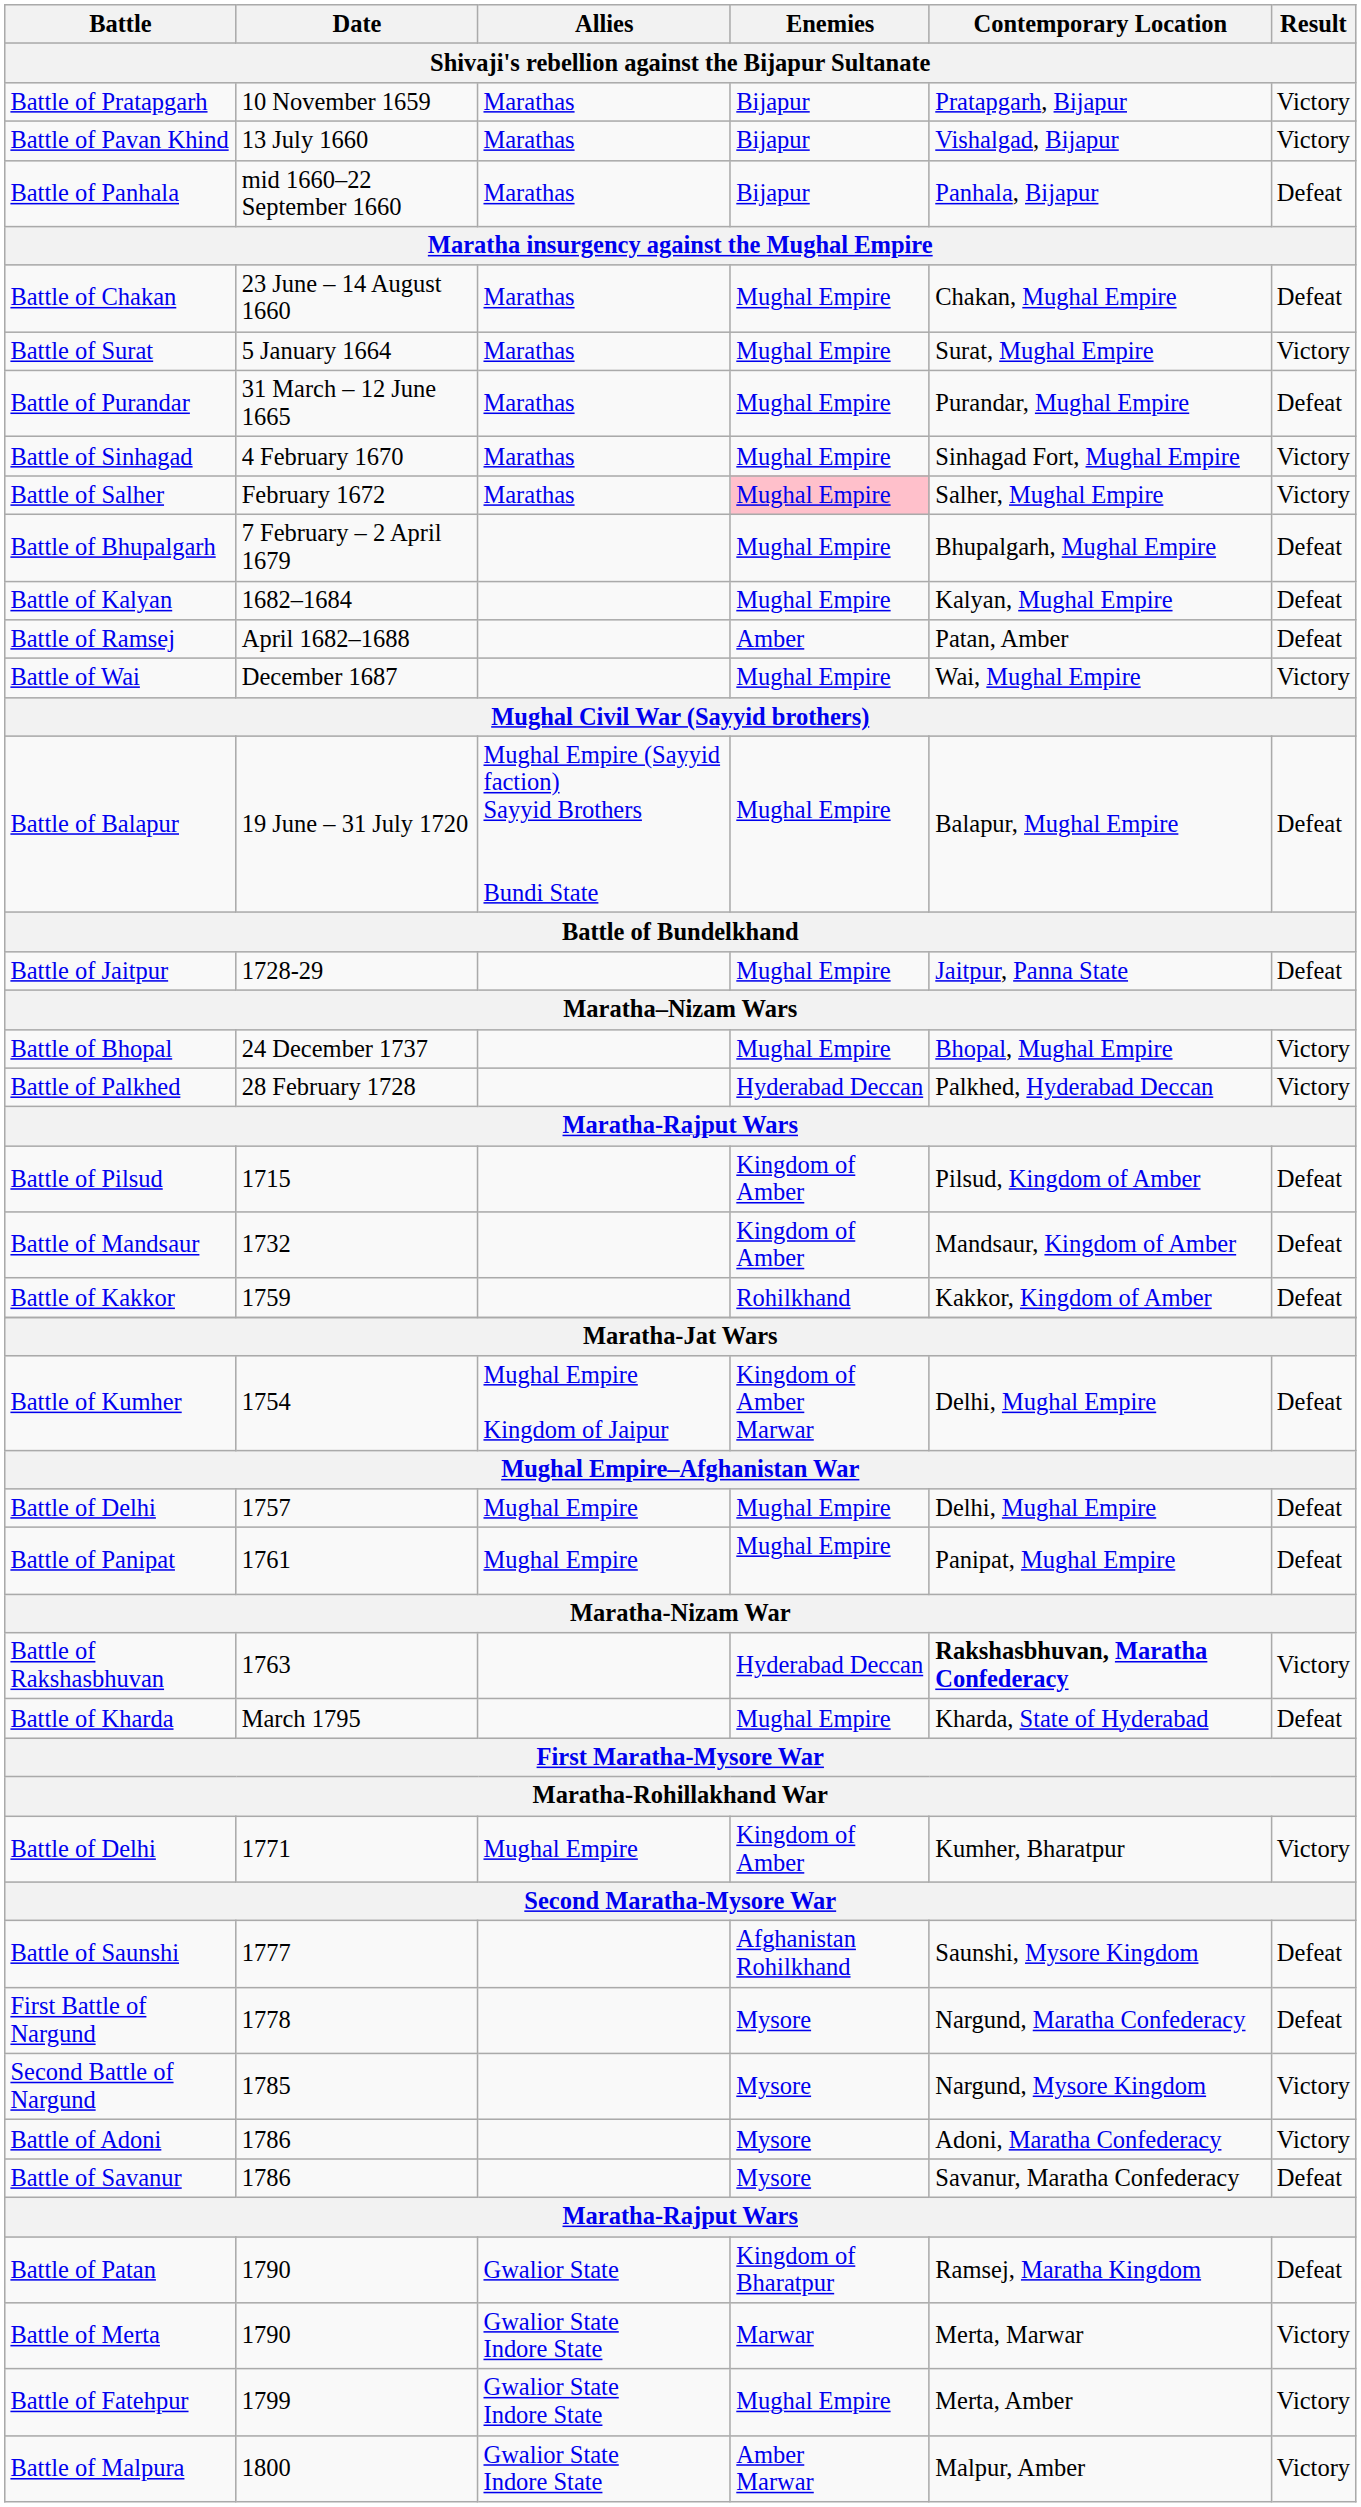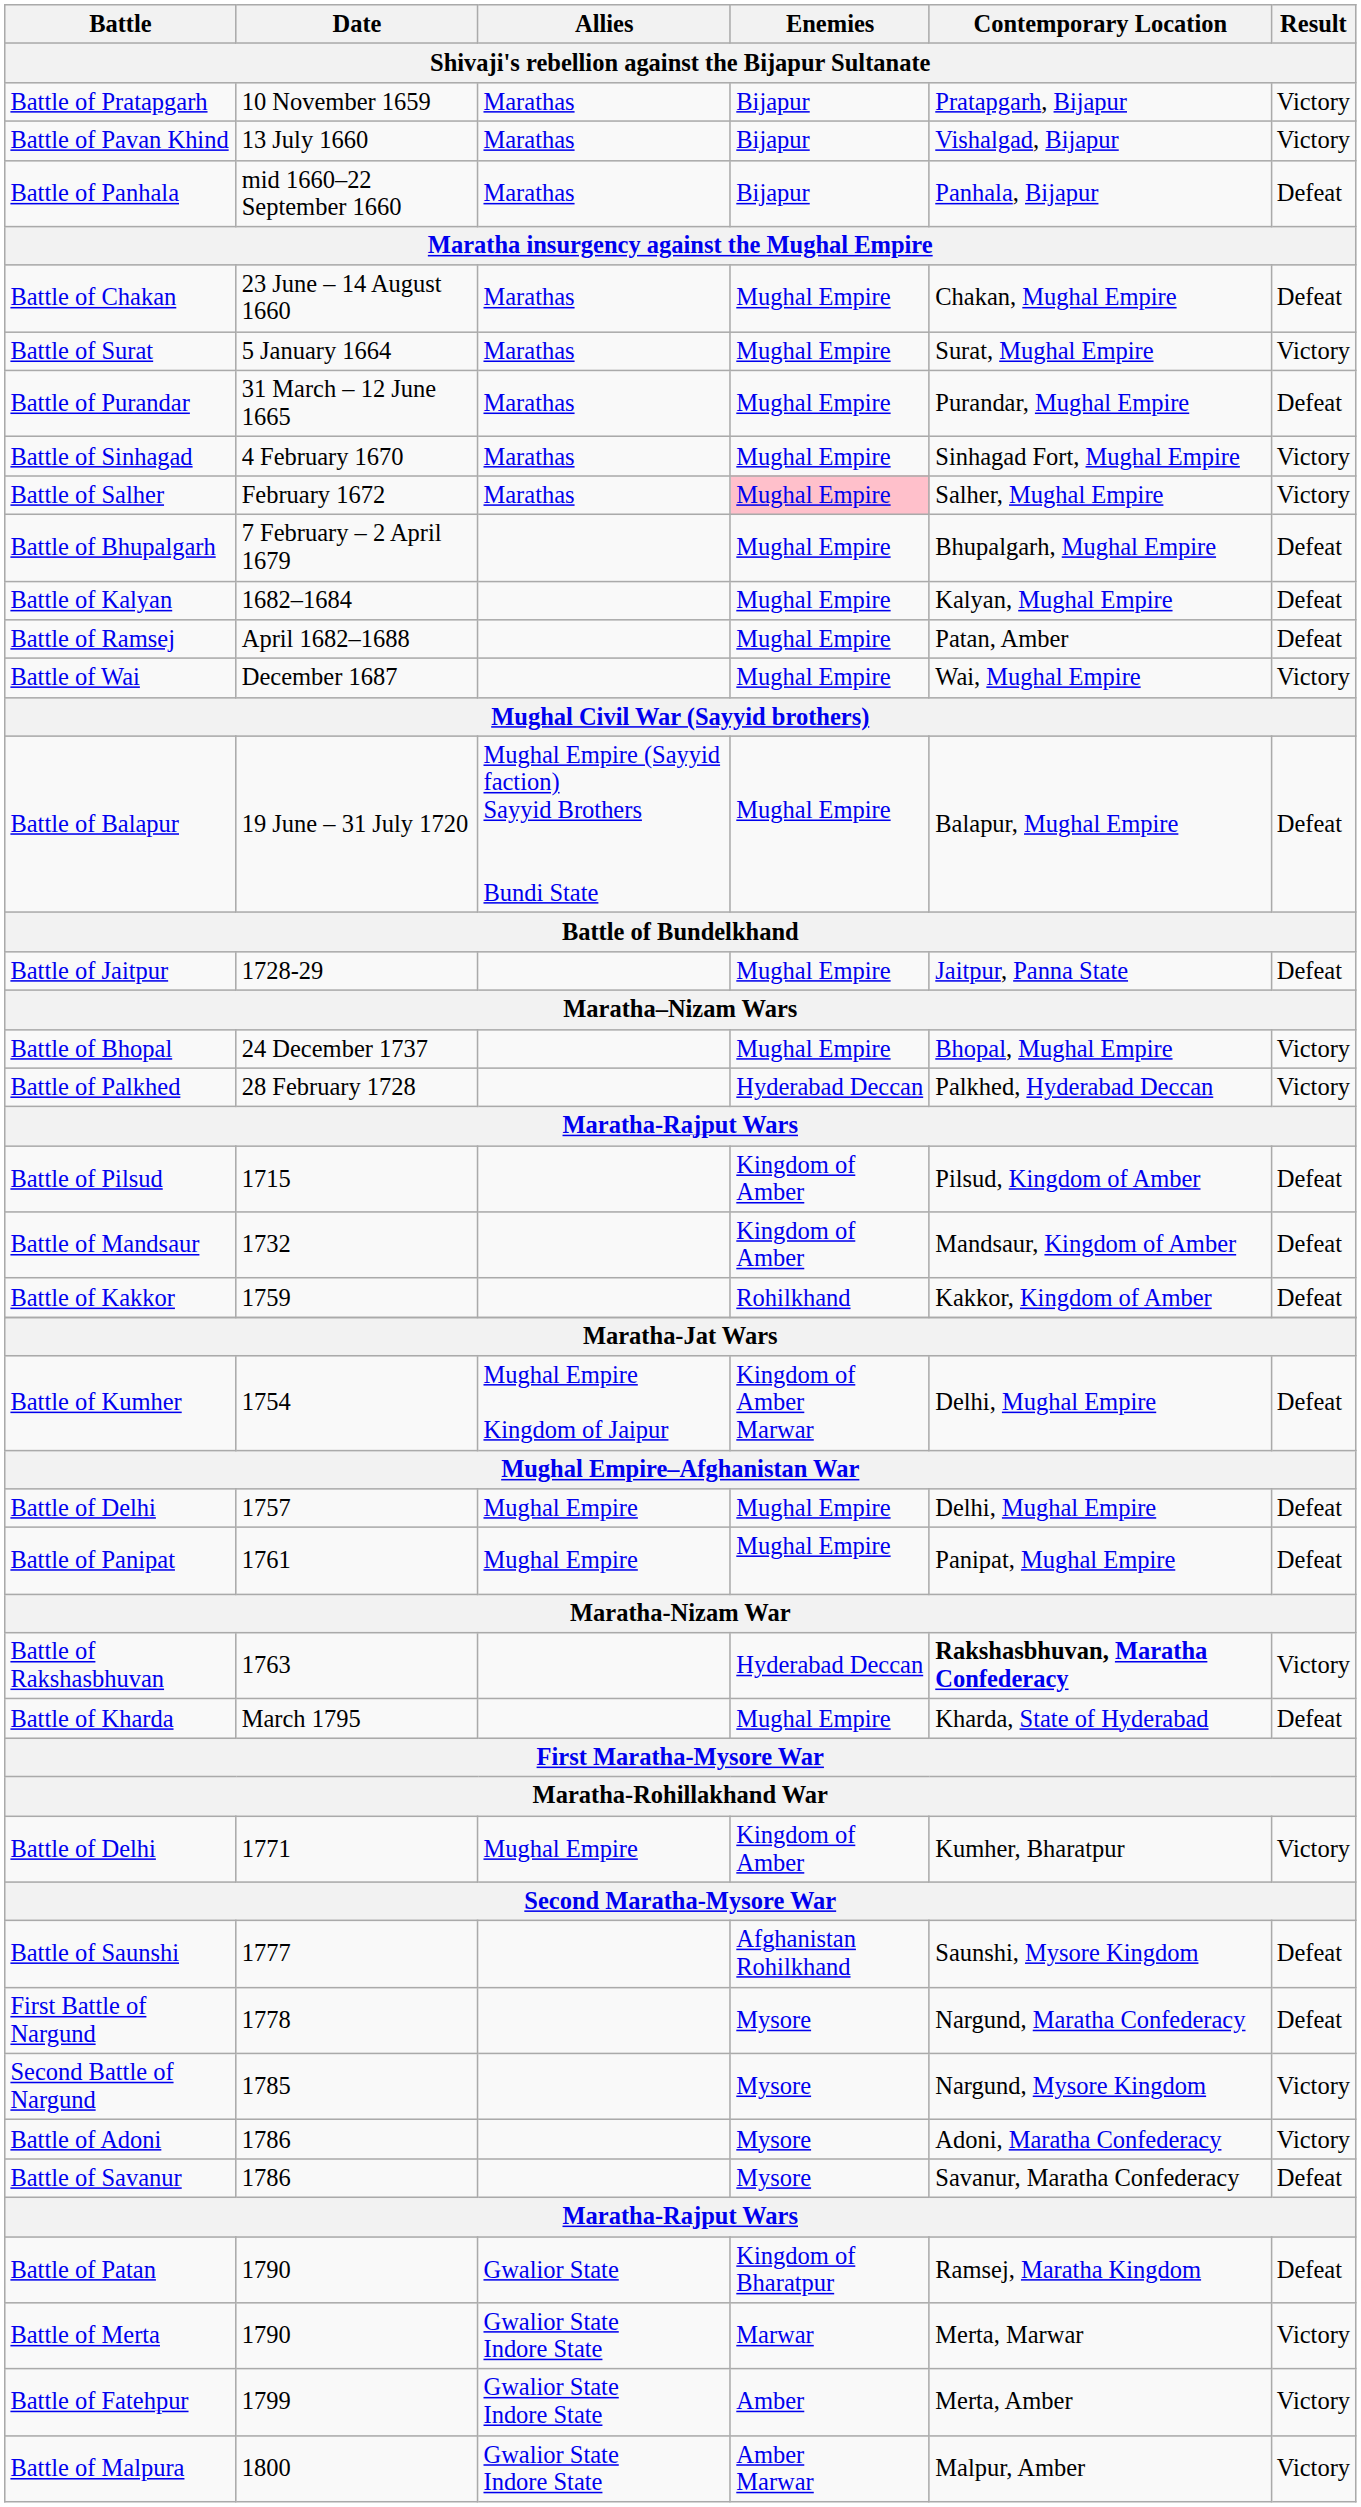(770, 638) Amber -> (813, 638) Mughal Empire
(813, 2401) Mughal Empire -> (770, 2401) Amber
